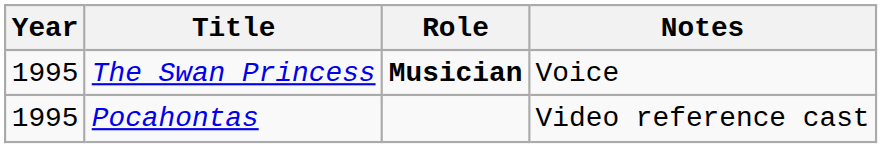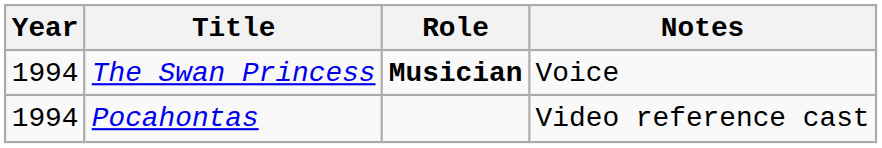(45, 73) 1995 -> (45, 73) 1994
(45, 118) 1995 -> (45, 118) 1994
